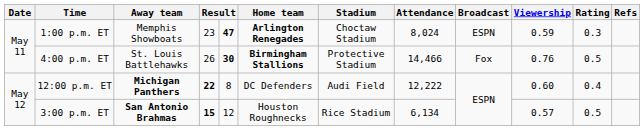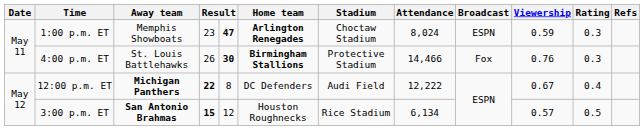(593, 59) 0.5 -> (593, 59) 0.3
(542, 86) 0.60 -> (542, 86) 0.67
